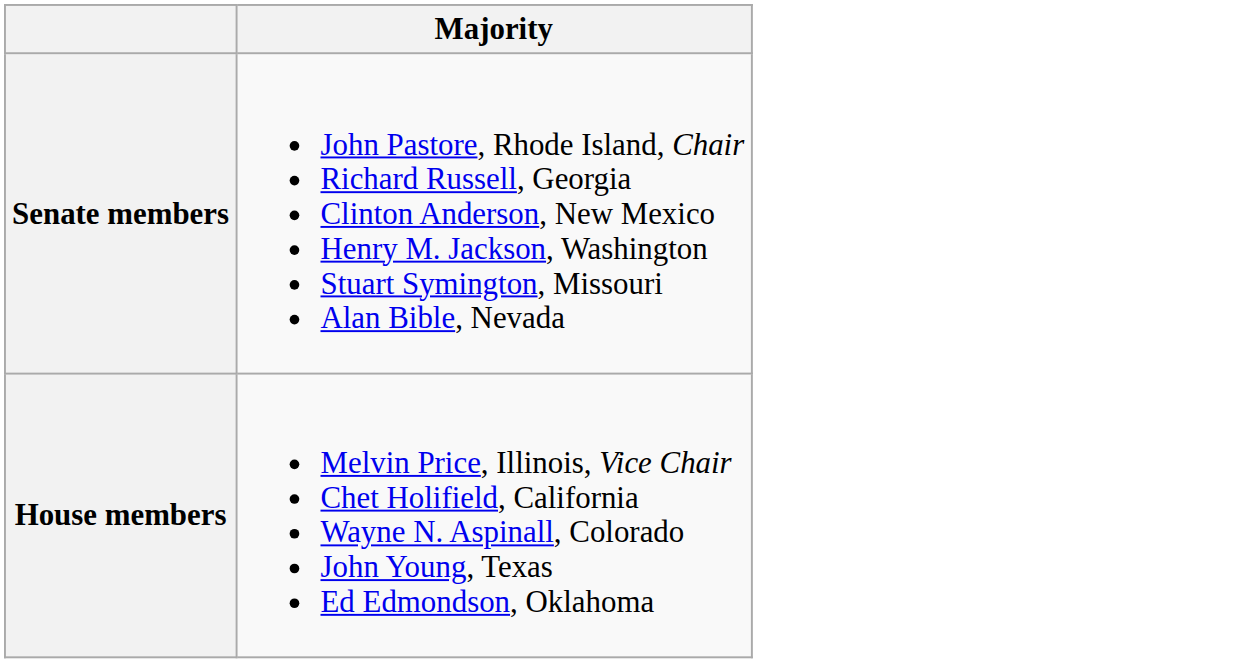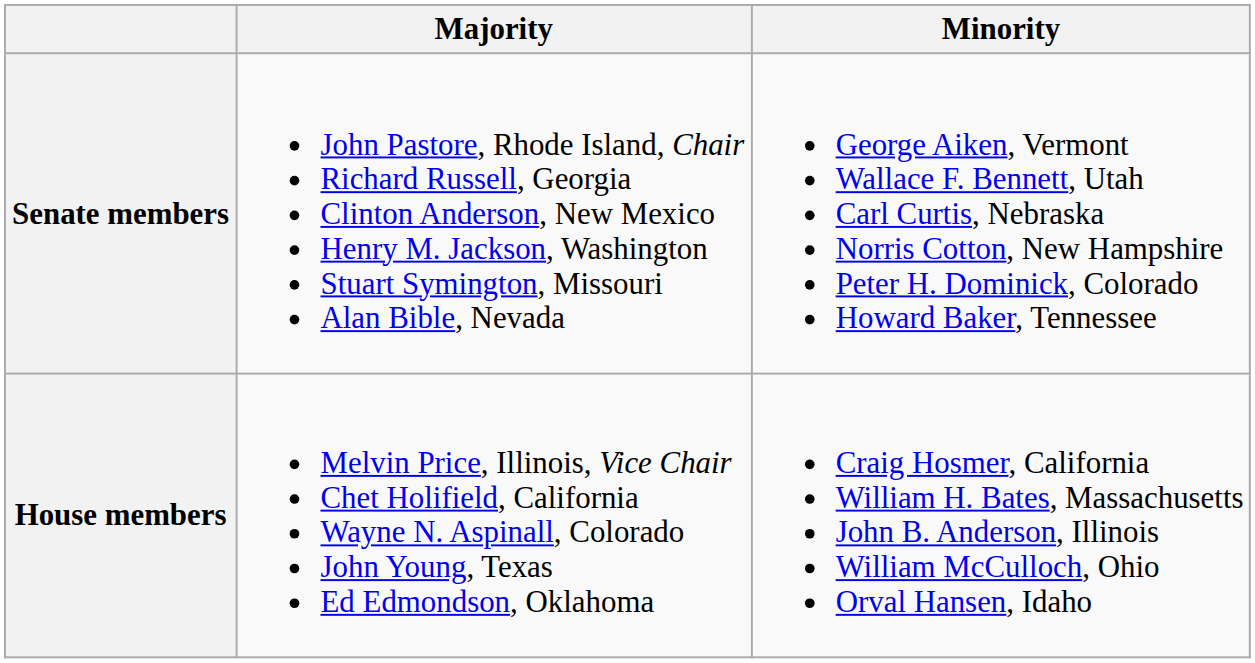+ column: (1001, 28)
